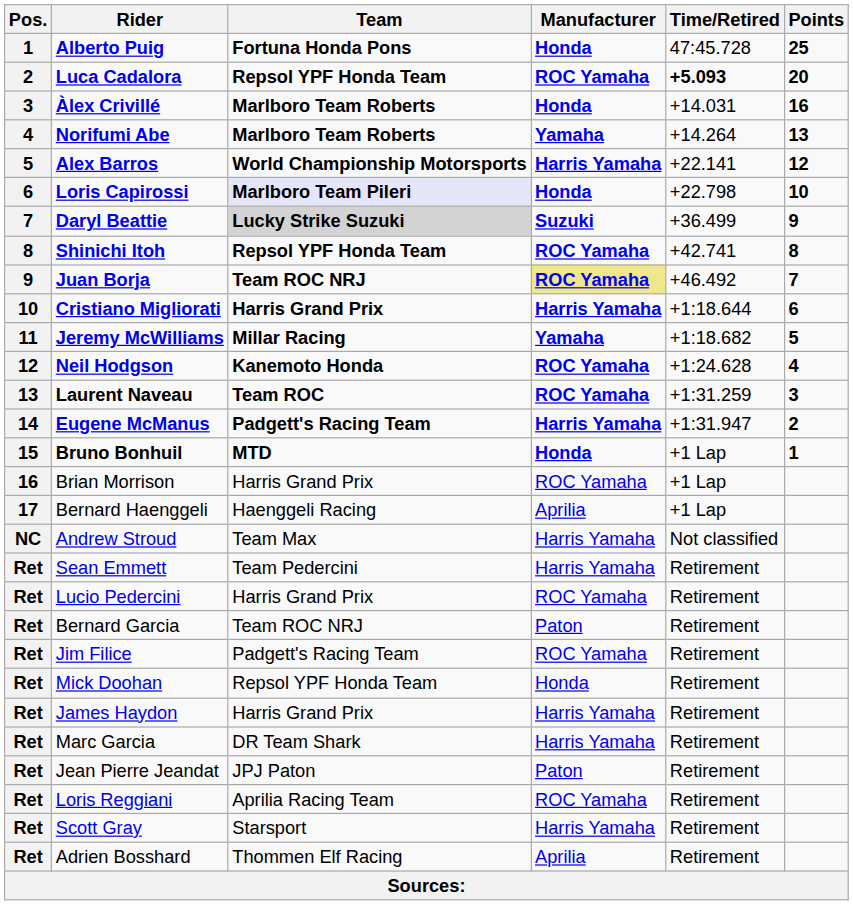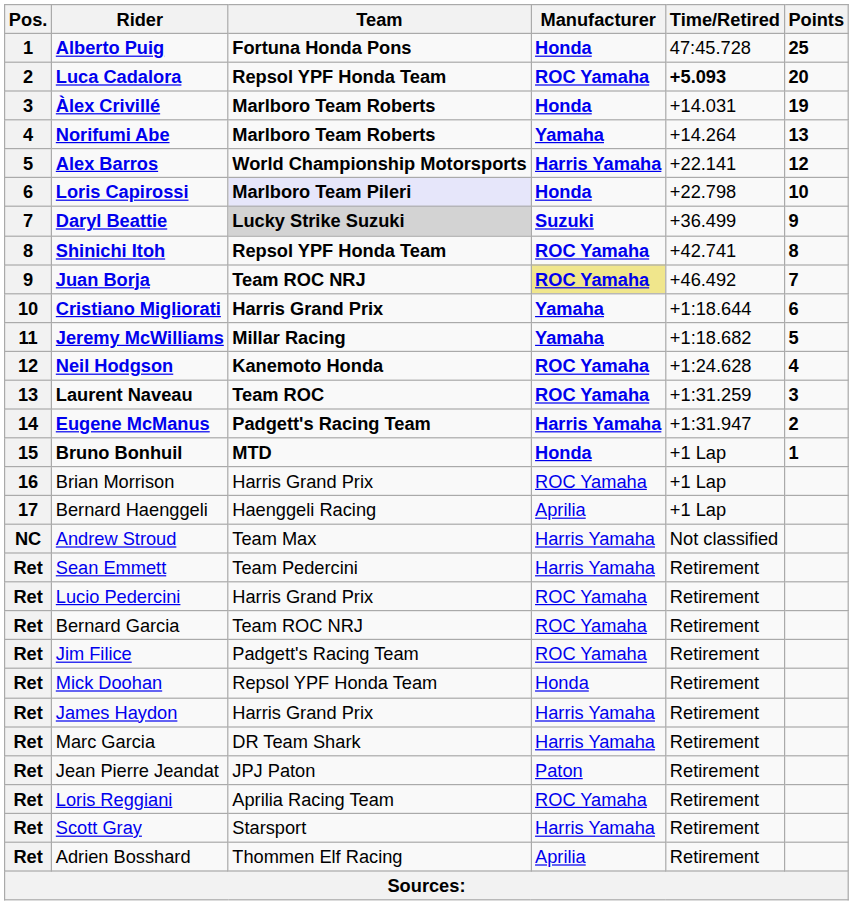(799, 106) 16 -> (799, 106) 19
(598, 308) Harris Yamaha -> (570, 308) Yamaha
(559, 626) Paton -> (591, 626) ROC Yamaha
